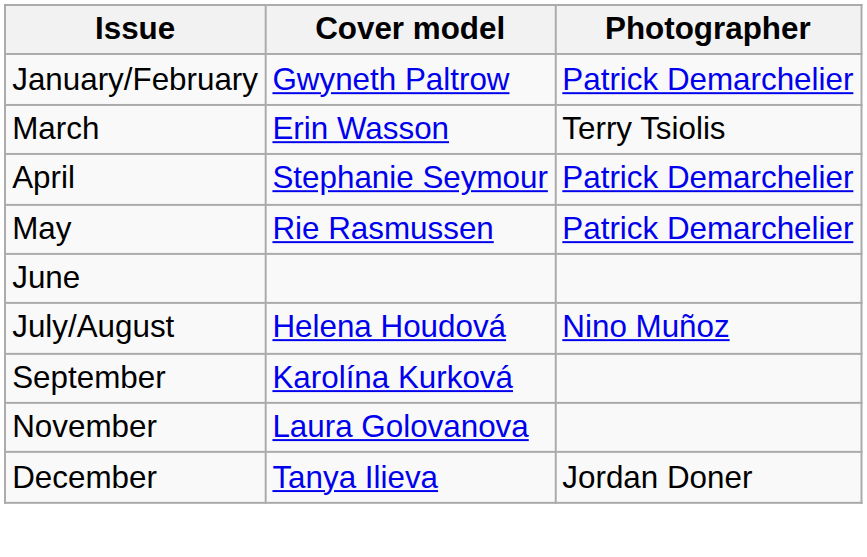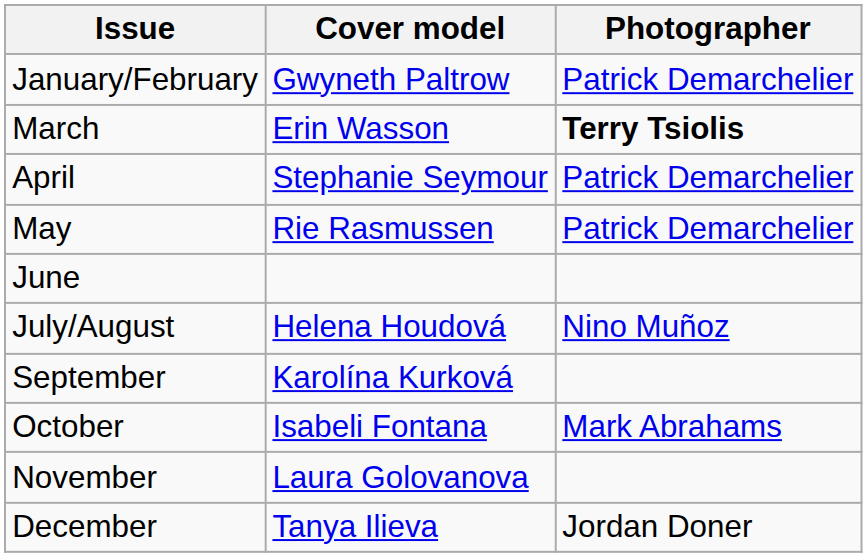(644, 128) normal -> (653, 128) bold
+ row: (68, 427)
